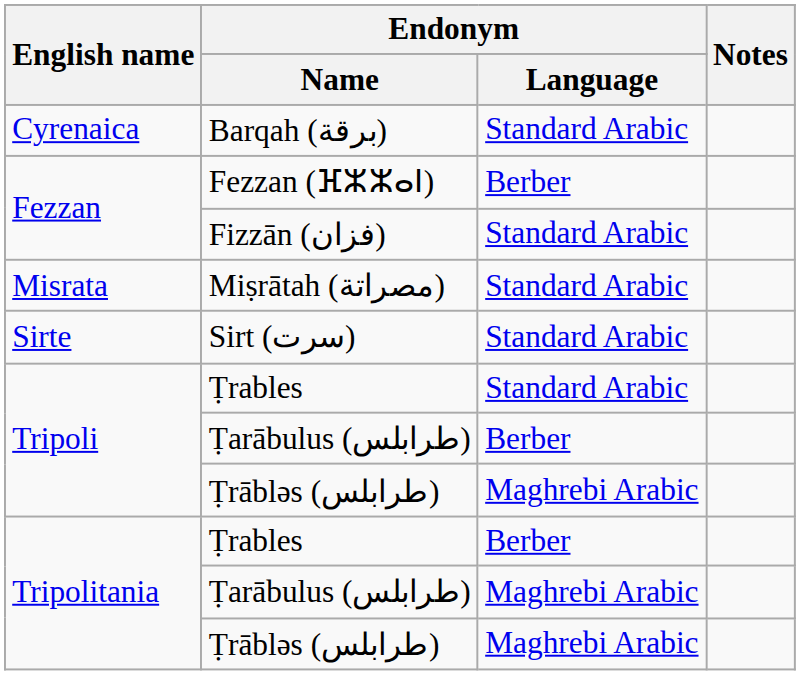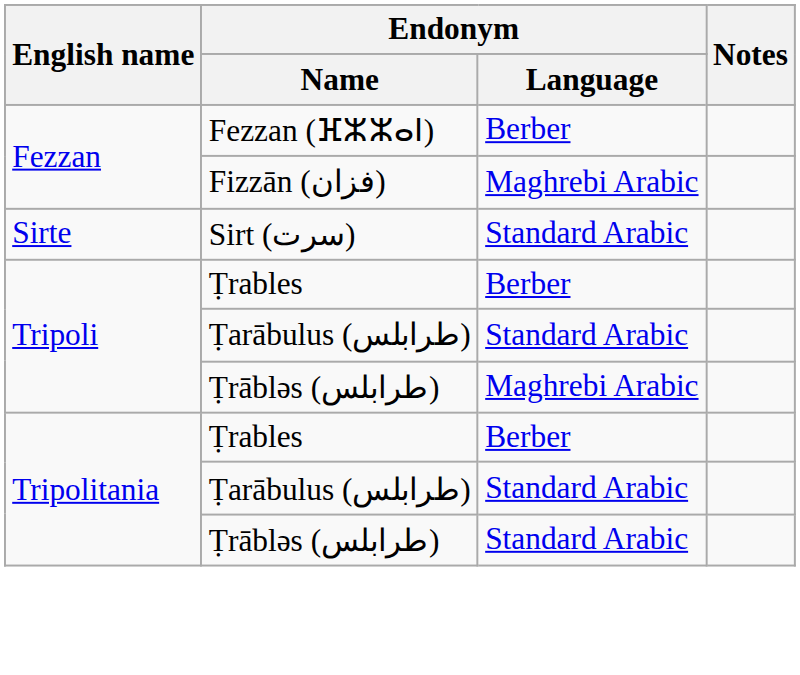- row: (76, 129)
(587, 233) Standard Arabic -> (592, 181) Maghrebi Arabic
- row: (60, 284)
(587, 387) Standard Arabic -> (528, 283) Berber
(528, 438) Berber -> (587, 334) Standard Arabic
(592, 591) Maghrebi Arabic -> (587, 487) Standard Arabic
(592, 642) Maghrebi Arabic -> (587, 539) Standard Arabic
